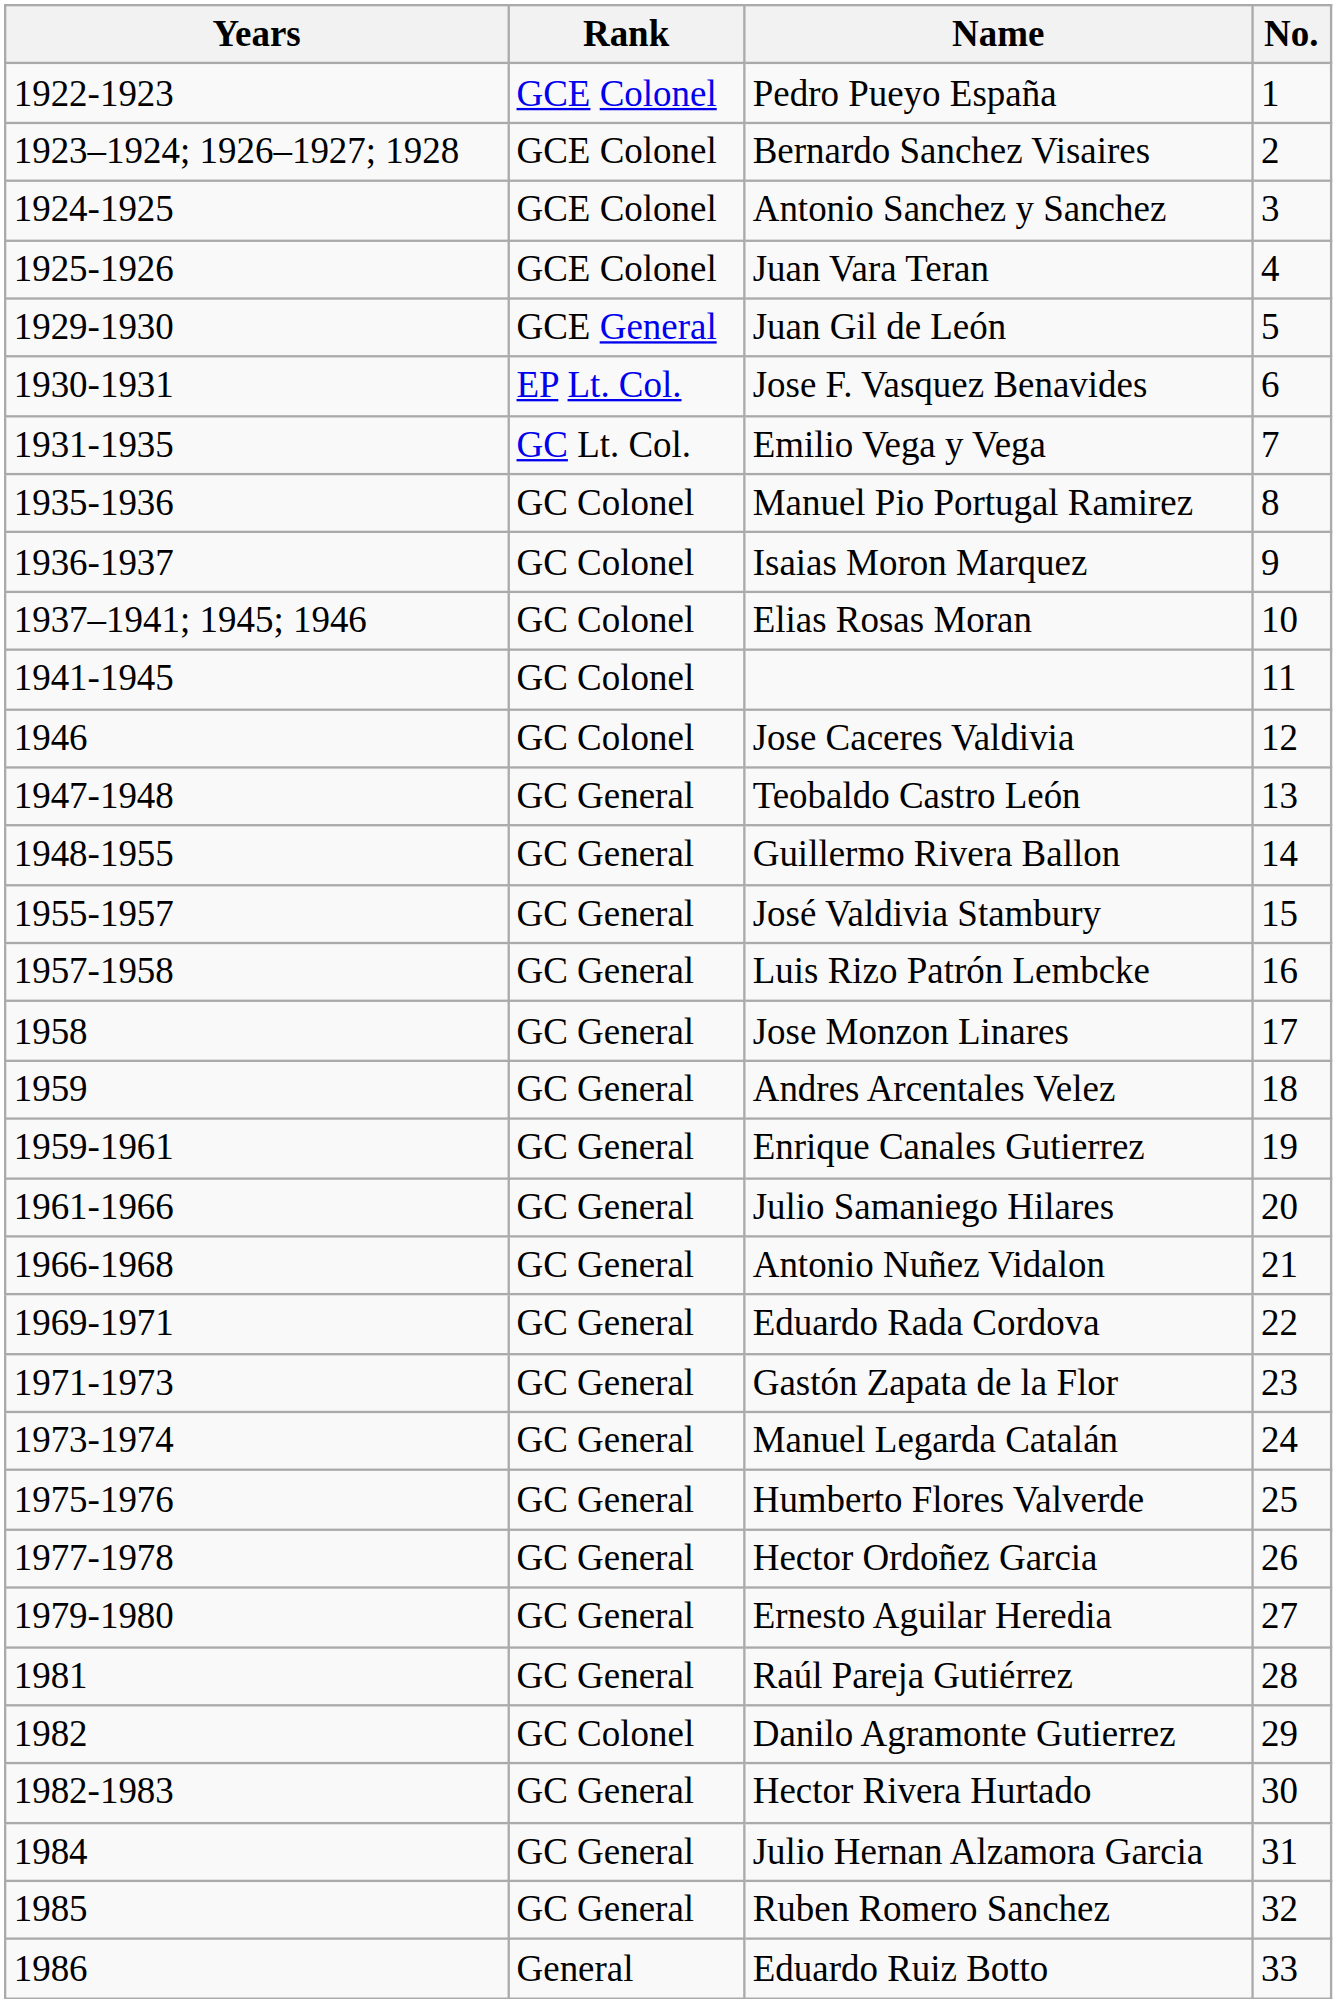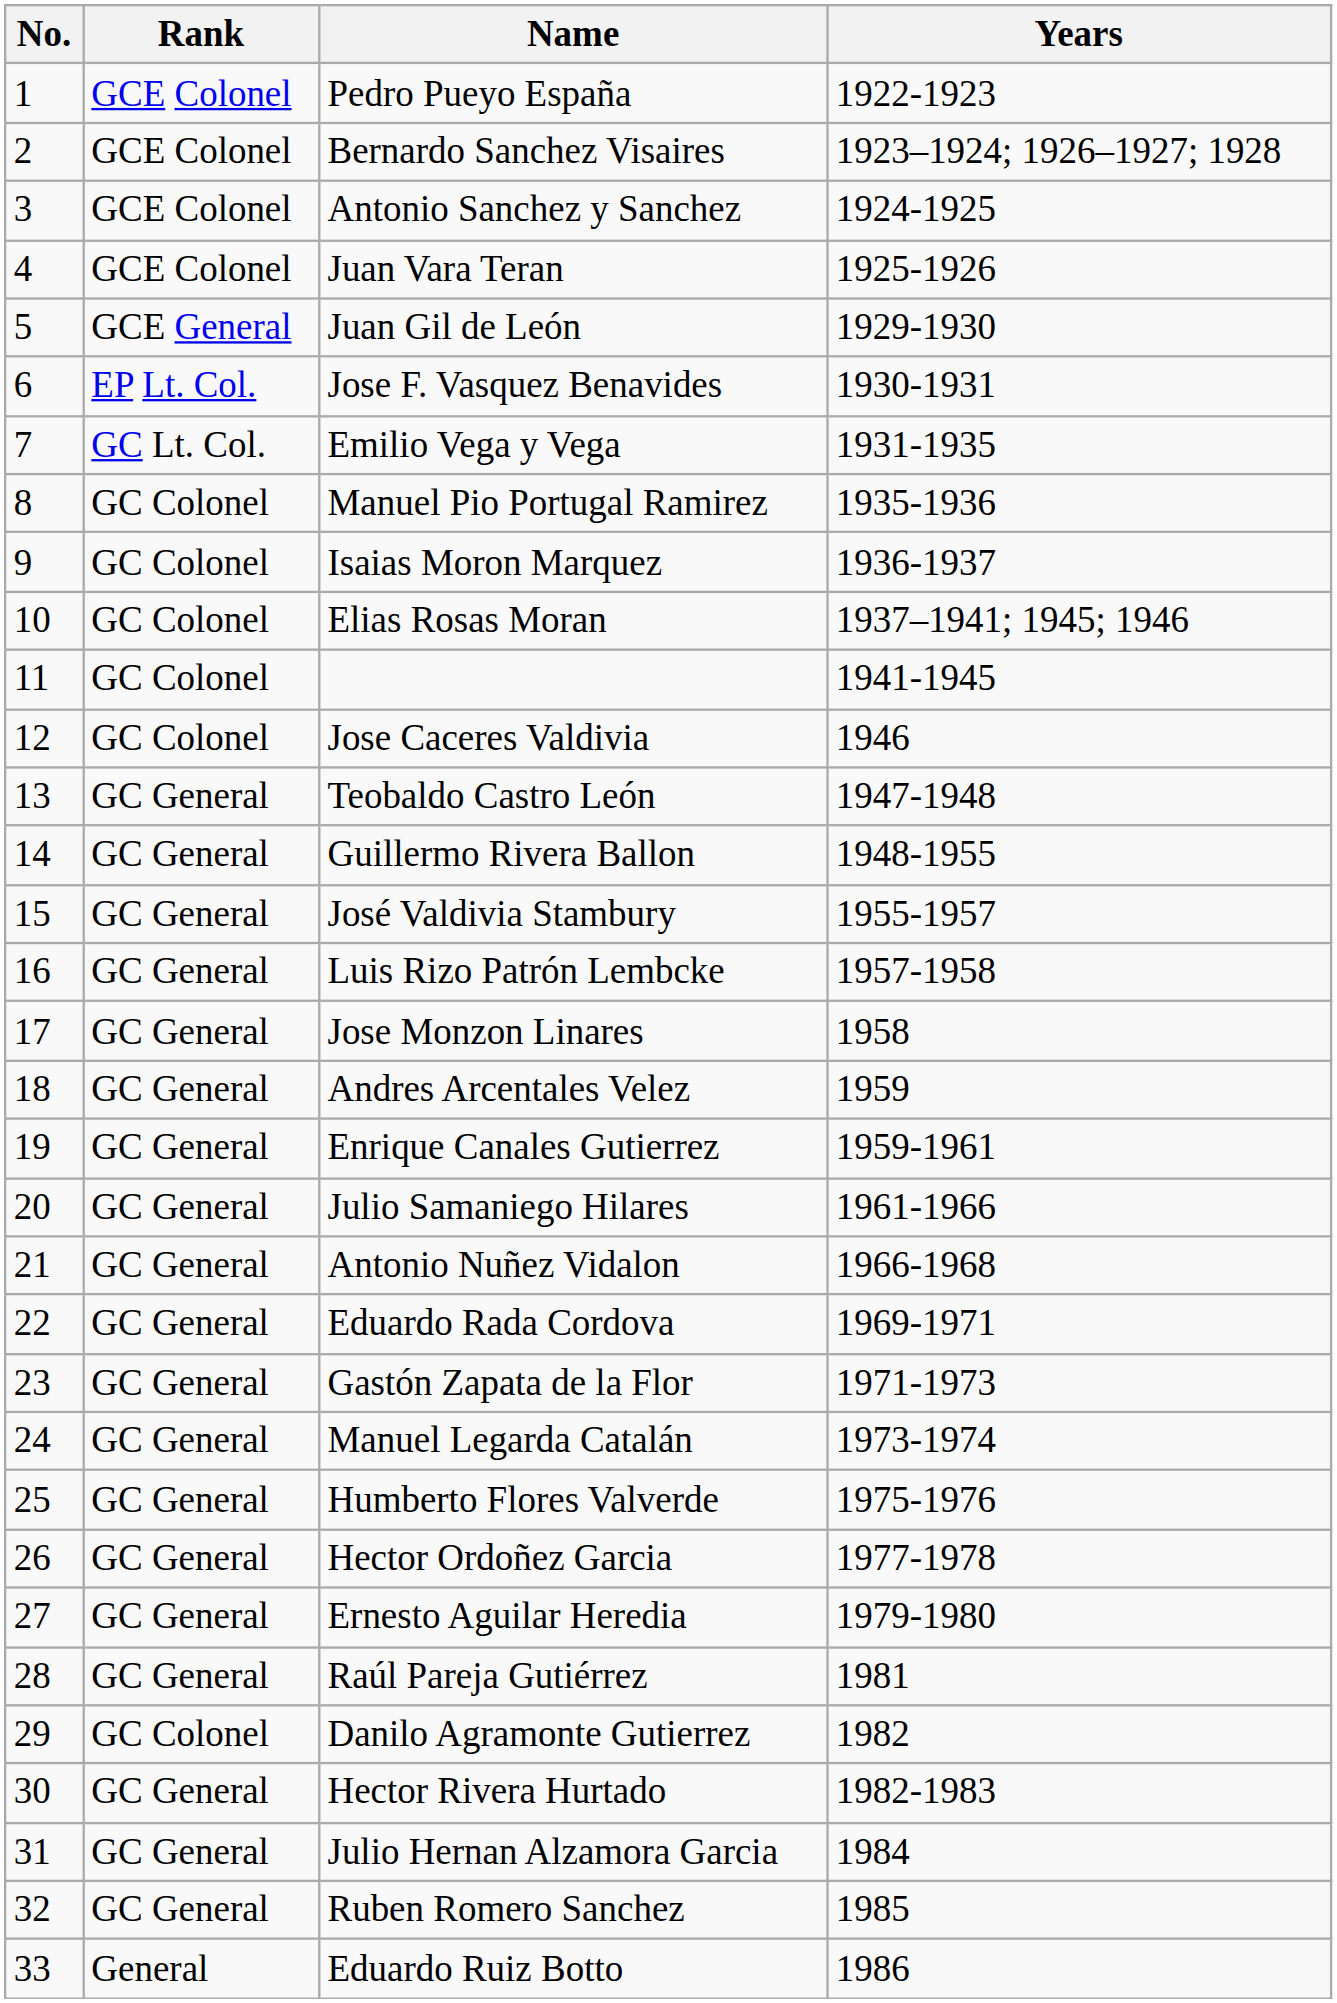columns swapped: (1291, 33) <-> (257, 33)
